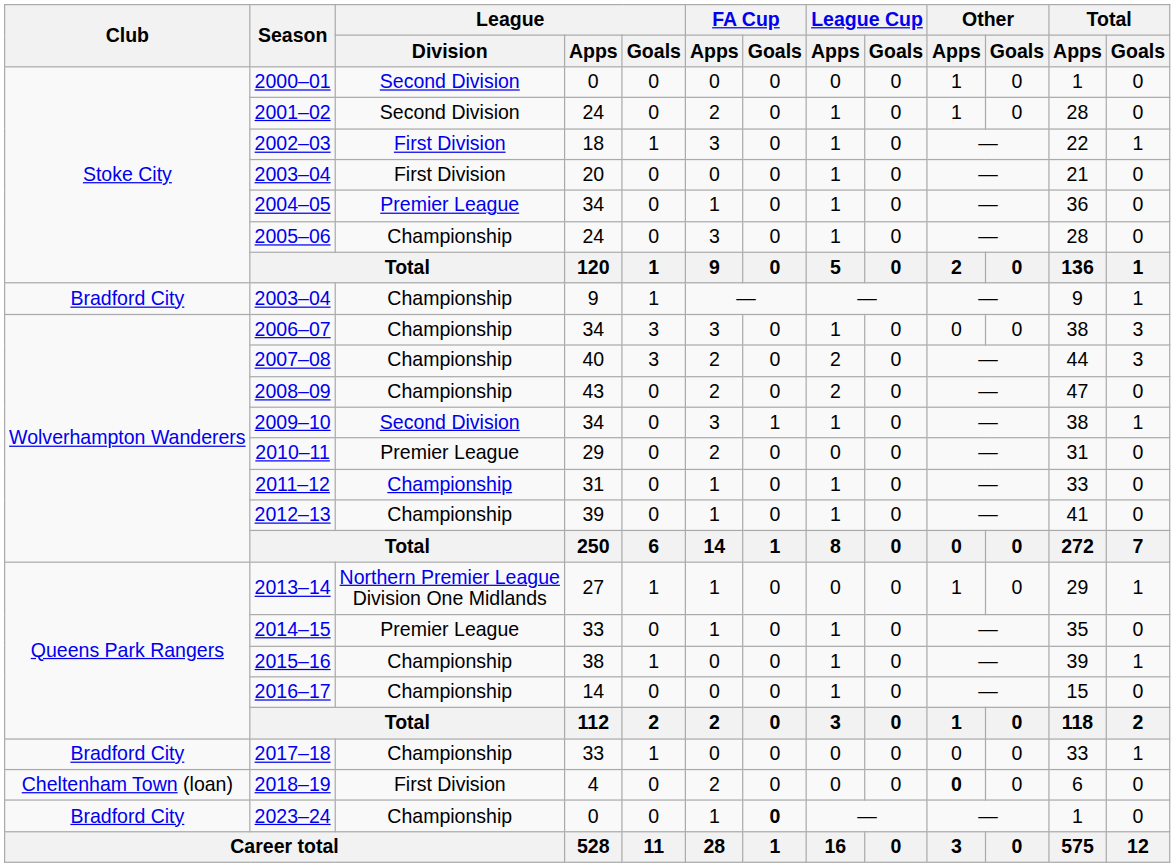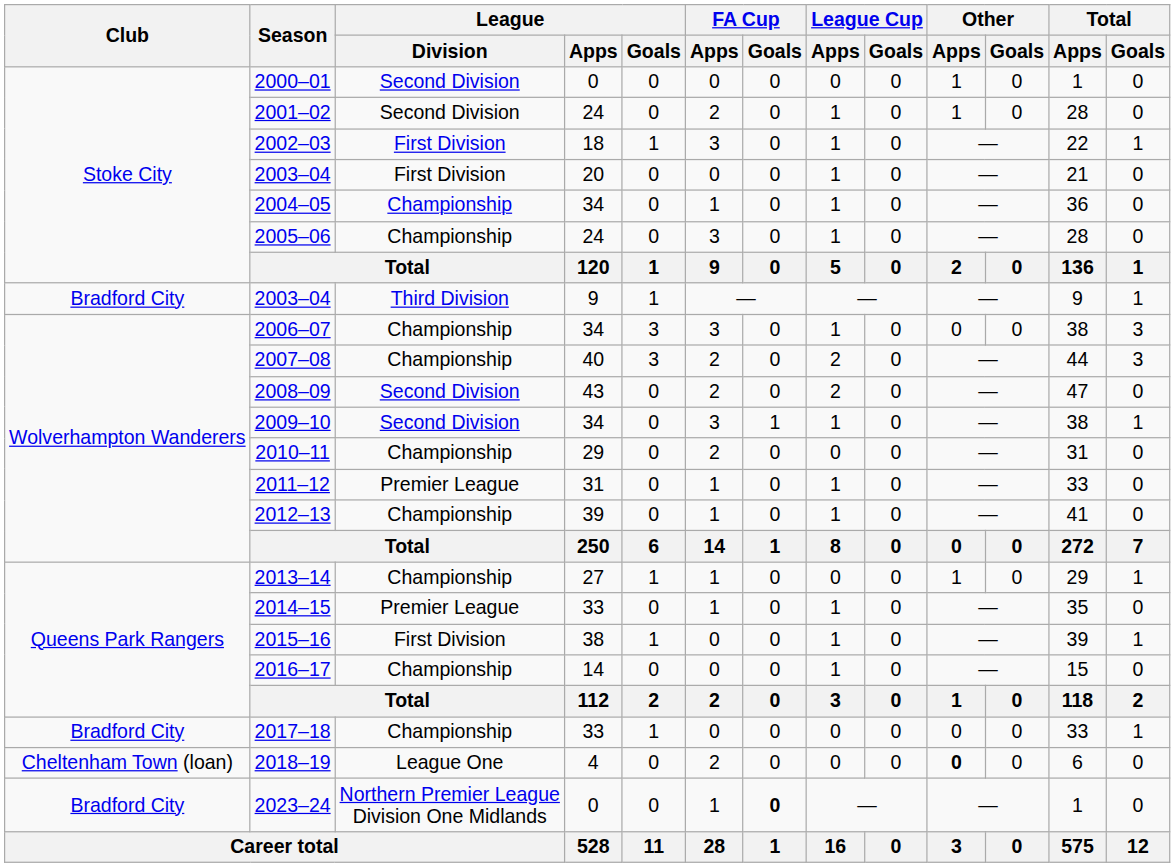(450, 205) Premier League -> (450, 205) Championship
(450, 298) Championship -> (450, 298) Third Division
(450, 391) Championship -> (450, 391) Second Division
(450, 453) Premier League -> (450, 453) Championship
(450, 484) Championship -> (450, 484) Premier League
(450, 588) Northern Premier League Division One Midlands -> (450, 577) Championship
(450, 661) Championship -> (450, 639) First Division
(450, 784) First Division -> (450, 762) League One
(450, 815) Championship -> (450, 804) Northern Premier League Division One Midlands
